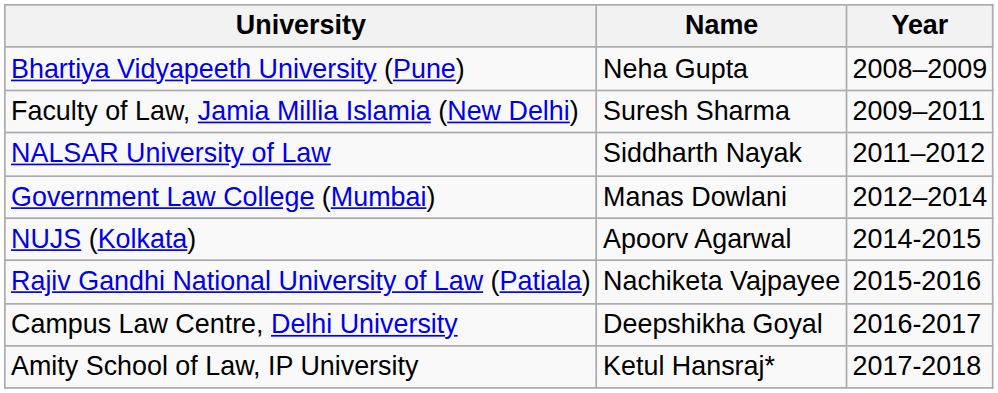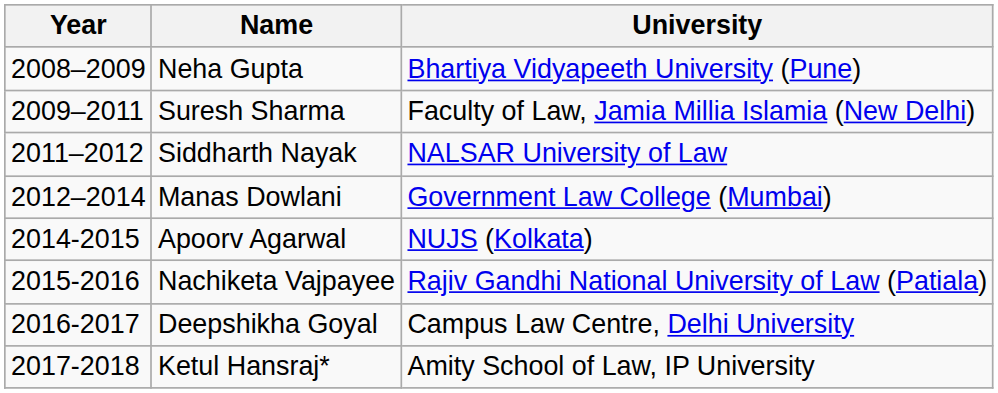columns swapped: (920, 25) <-> (301, 25)
